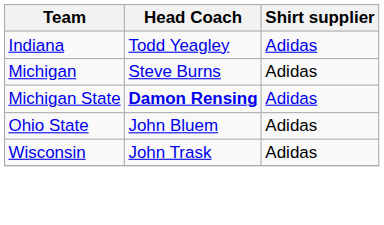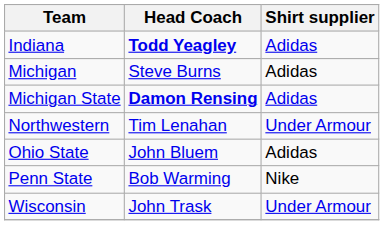(179, 44) normal -> (182, 44) bold
+ row: (59, 125)
+ row: (50, 179)
(291, 152) Adidas -> (318, 206) Under Armour
